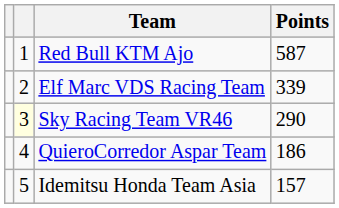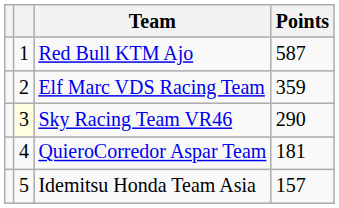(291, 86) 339 -> (291, 86) 359
(291, 152) 186 -> (291, 152) 181
